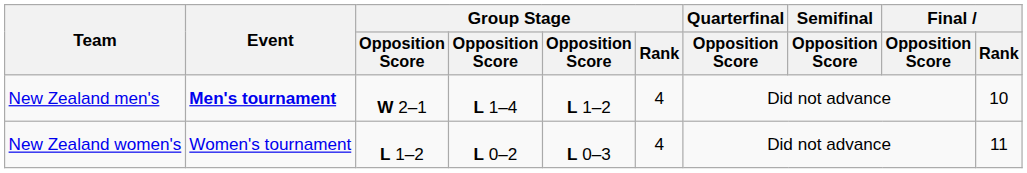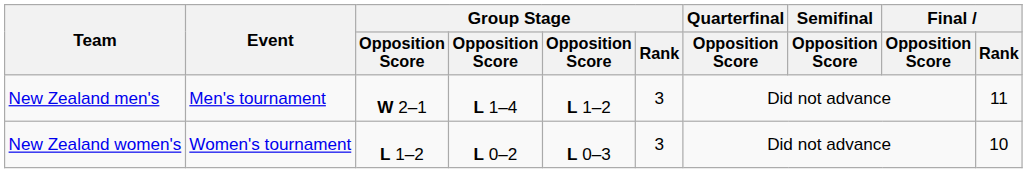(263, 99) bold -> (258, 99) normal
(659, 99) 4 -> (659, 99) 3
(999, 99) 10 -> (999, 99) 11
(659, 145) 4 -> (659, 145) 3
(999, 145) 11 -> (999, 145) 10
